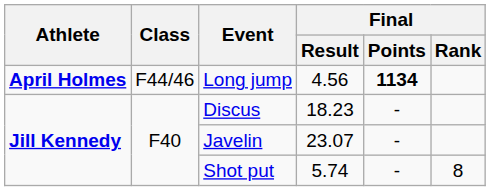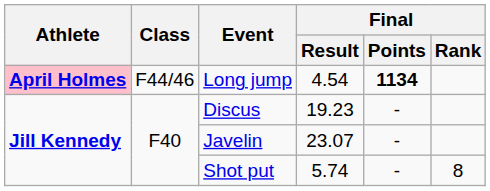(68, 80) no background -> (68, 80) pink background
(330, 80) 4.56 -> (330, 80) 4.54
(330, 110) 18.23 -> (330, 110) 19.23
